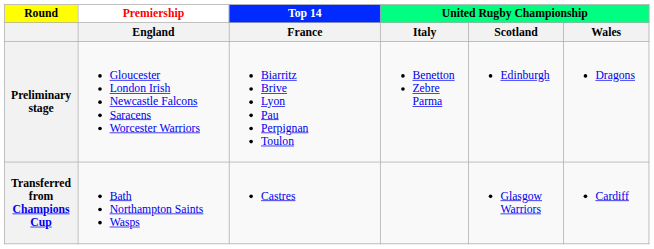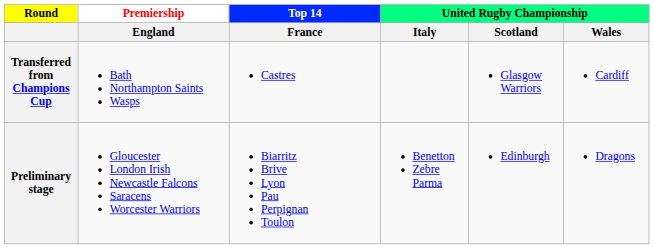rows swapped: (41, 101) <-> (41, 202)
